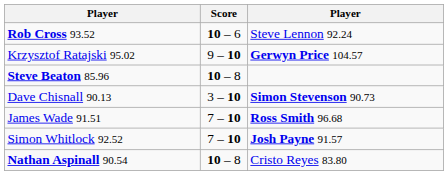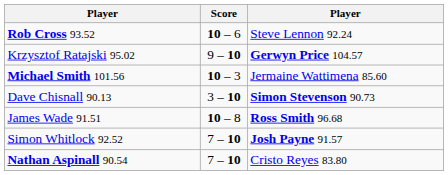- row: (58, 75)
+ row: (66, 75)
(224, 117) 7 – 10 -> (224, 117) 10 – 8
(224, 159) 10 – 8 -> (224, 159) 7 – 10
